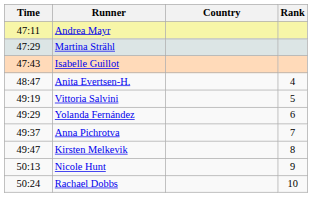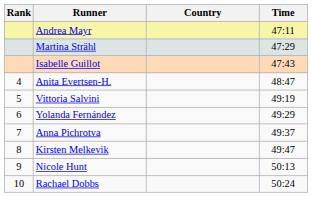columns swapped: (293, 13) <-> (28, 13)
